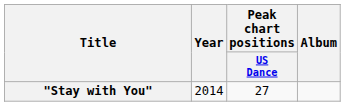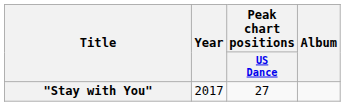(209, 91) 2014 -> (209, 91) 2017
